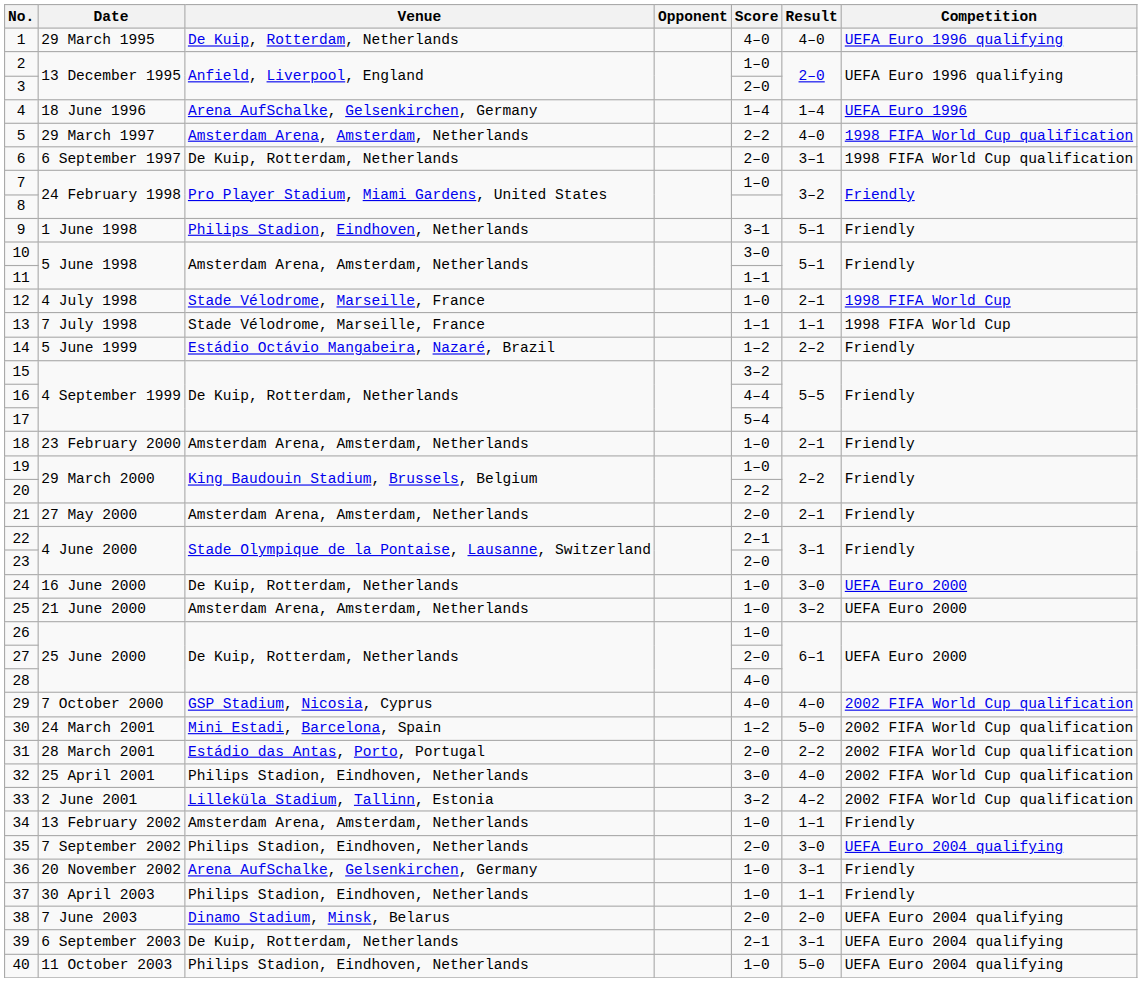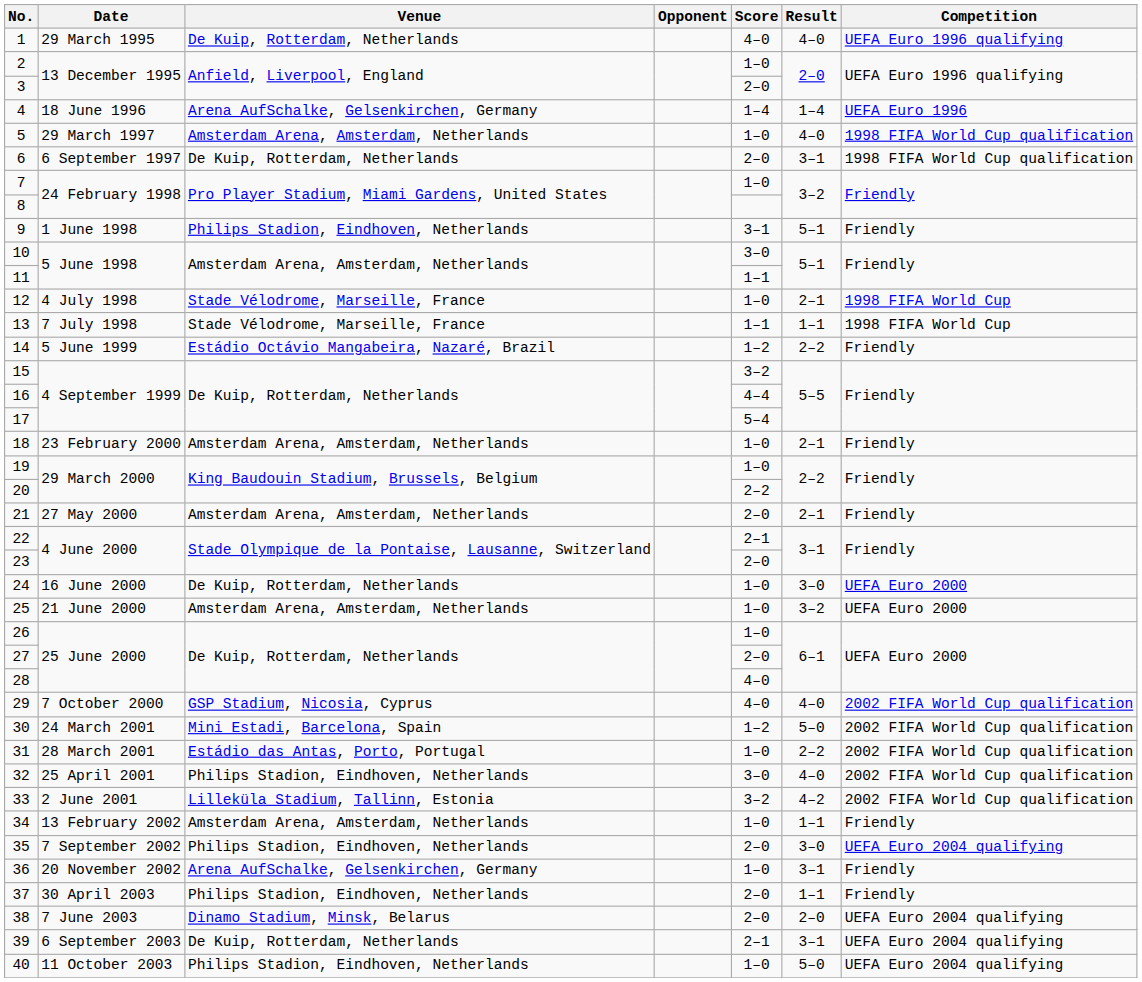(757, 135) 2–2 -> (757, 135) 1–0
(757, 752) 2–0 -> (757, 752) 1–0
(757, 894) 1–0 -> (757, 894) 2–0
